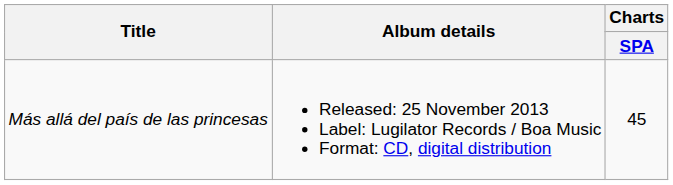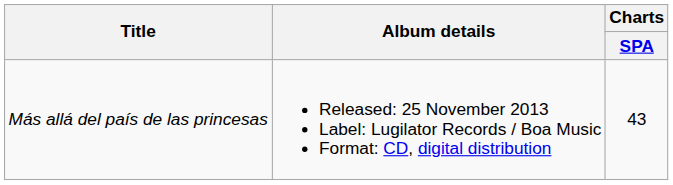(637, 119) 45 -> (637, 119) 43
